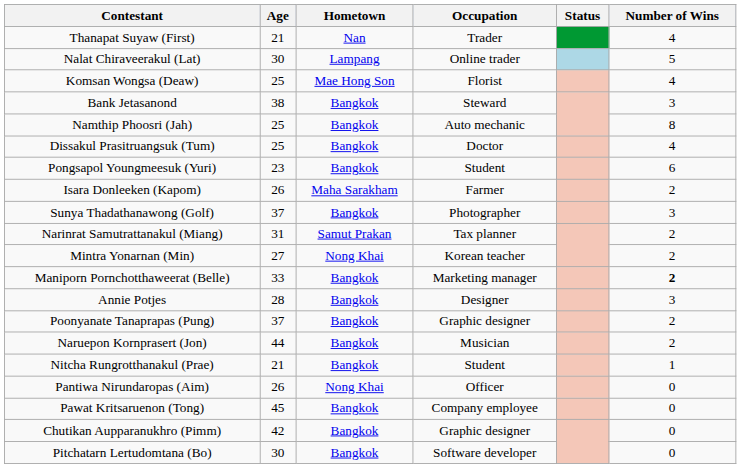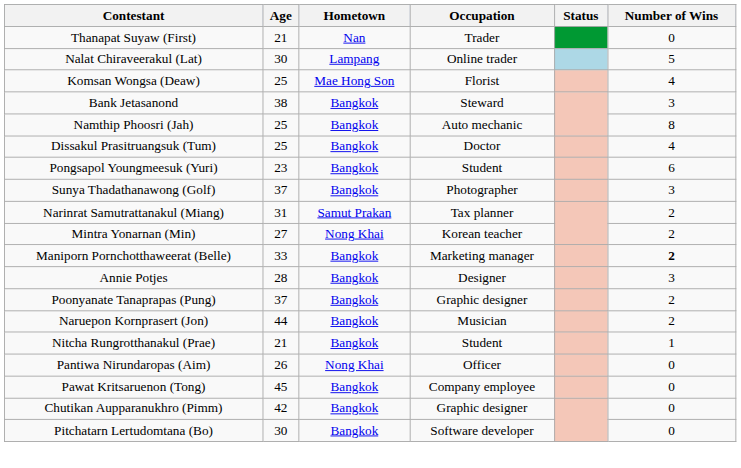(672, 37) 4 -> (671, 37) 0
- row: (132, 190)
